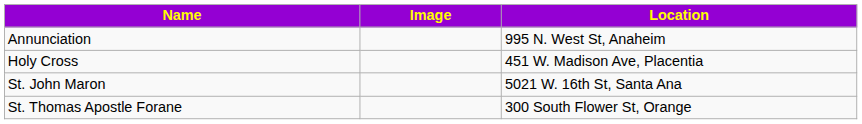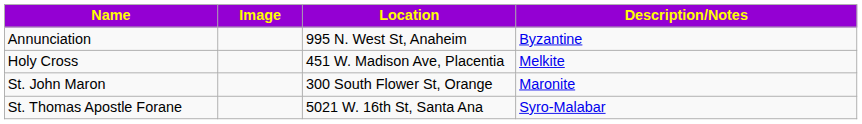+ column: (686, 15)
(593, 84) 5021 W. 16th St, Santa Ana -> (399, 84) 300 South Flower St, Orange
(598, 107) 300 South Flower St, Orange -> (395, 107) 5021 W. 16th St, Santa Ana
